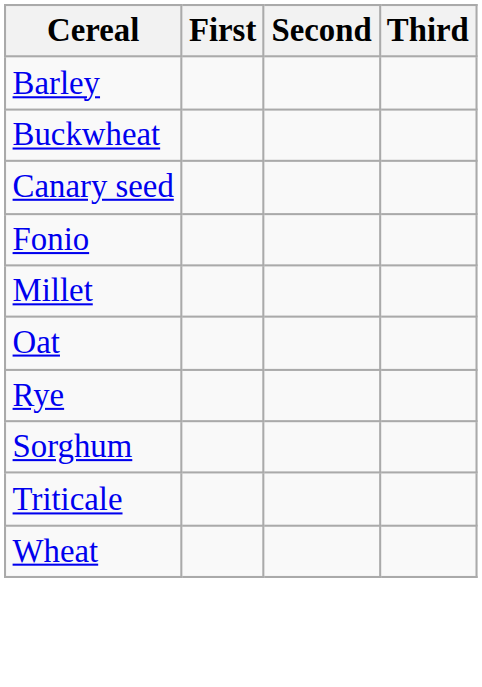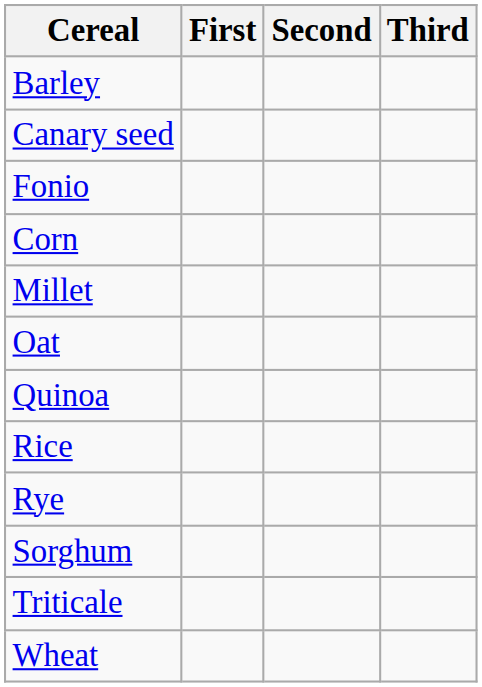- row: (86, 134)
+ row: (45, 238)
+ row: (61, 394)
+ row: (43, 446)
